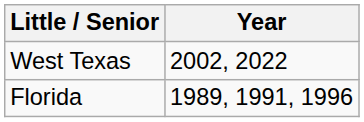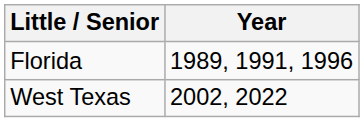rows swapped: (46, 97) <-> (71, 60)
